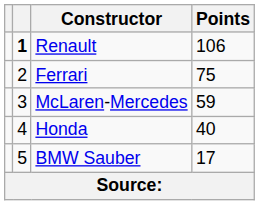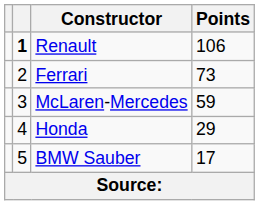(206, 74) 75 -> (206, 74) 73
(206, 130) 40 -> (206, 130) 29
